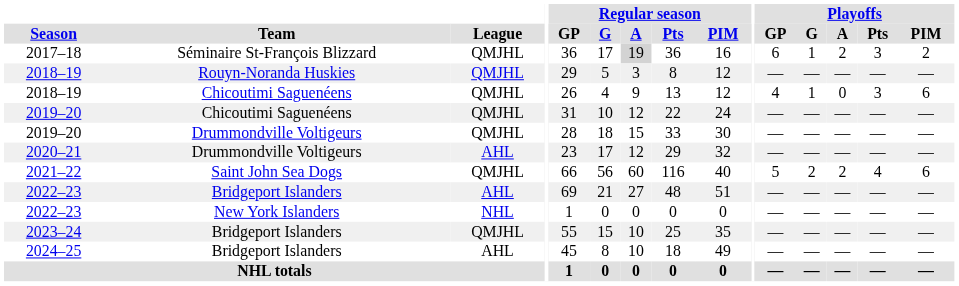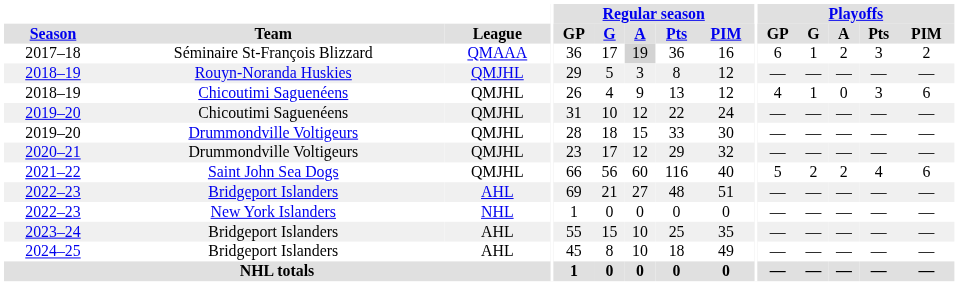(498, 53) QMJHL -> (497, 53) QMAAA
(498, 152) AHL -> (497, 152) QMJHL
(498, 231) QMJHL -> (497, 231) AHL
